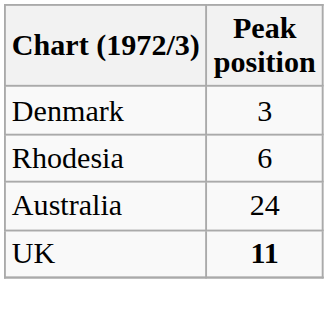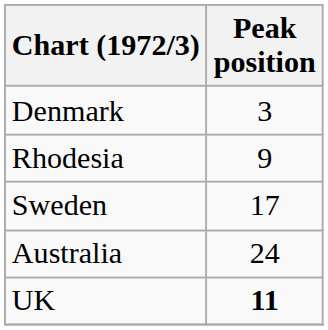(265, 157) 6 -> (265, 157) 9
+ row: (59, 205)
